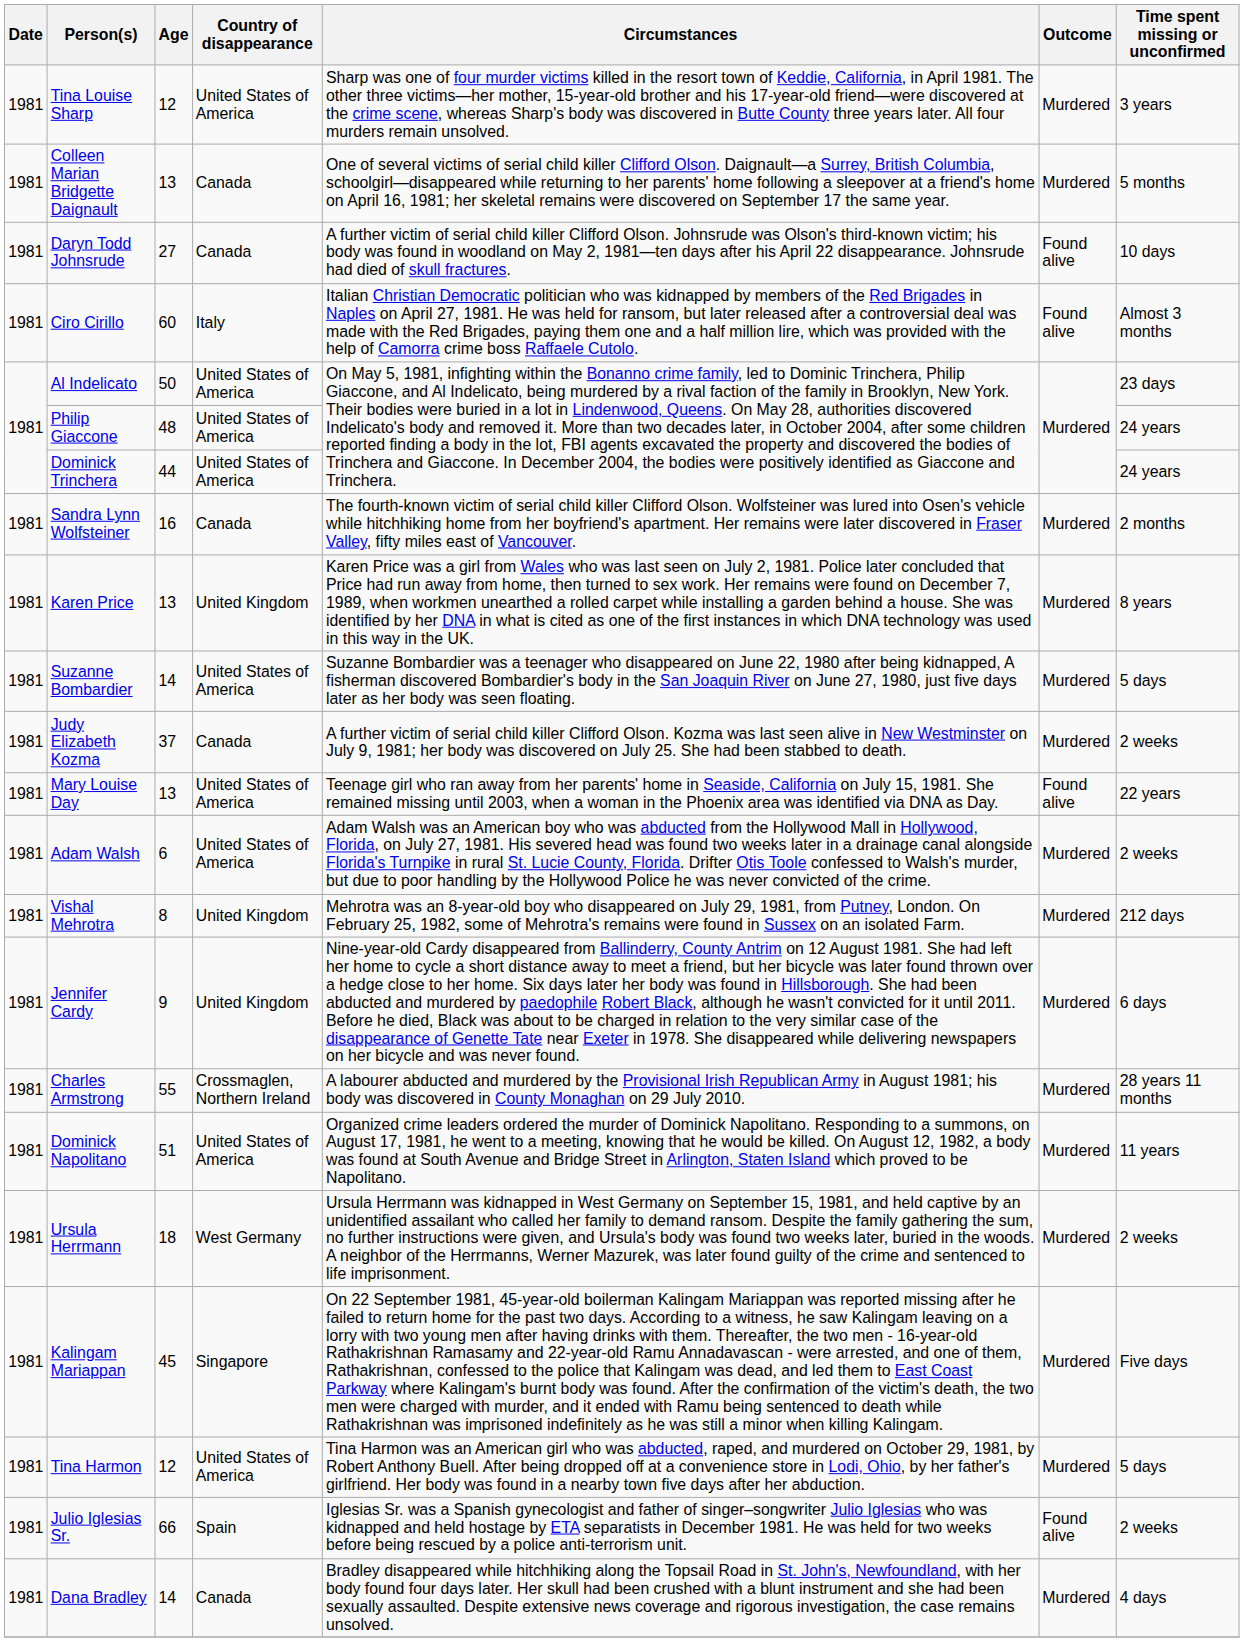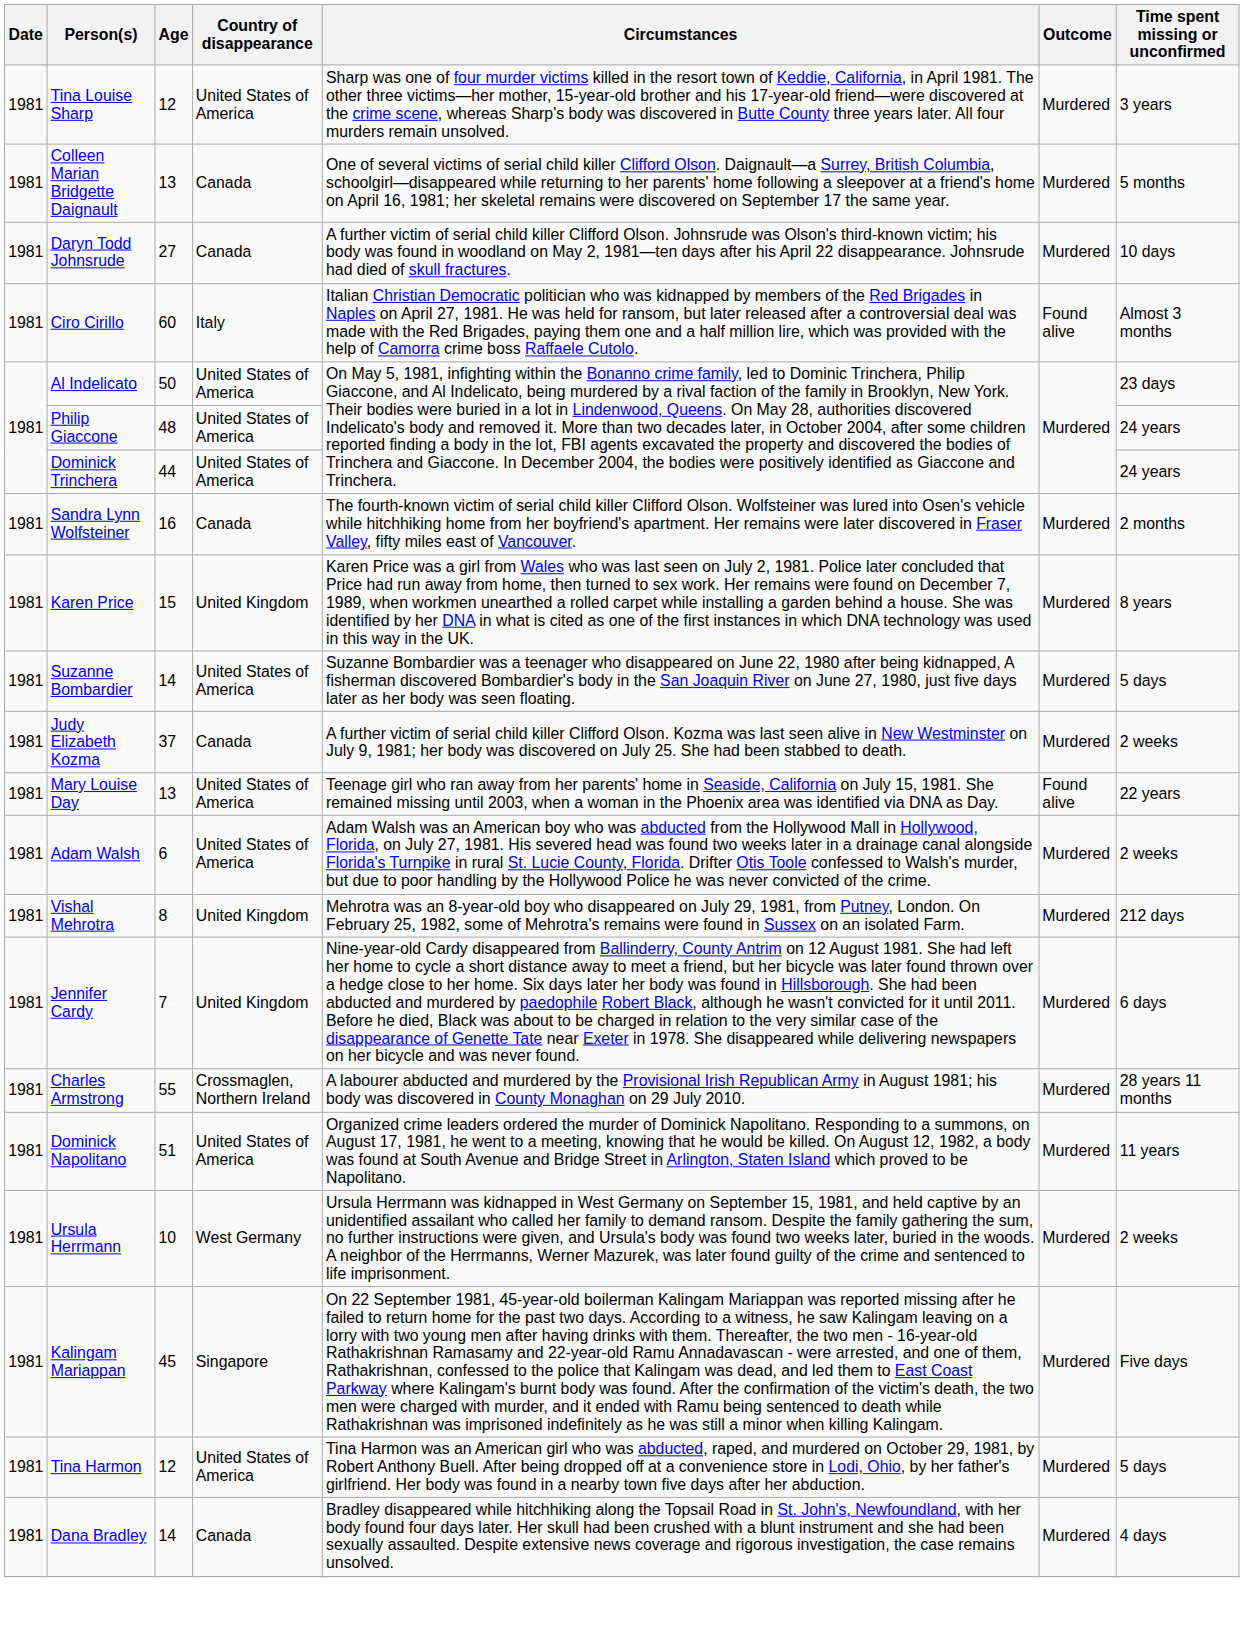(1065, 252) Found alive -> (1076, 252) Murdered
(167, 602) 13 -> (167, 602) 15
(163, 1002) 9 -> (163, 1002) 7
(167, 1238) 18 -> (167, 1238) 10
- row: (96, 1527)
